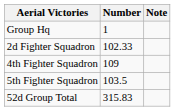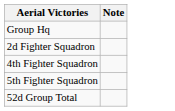- column: (122, 13)
